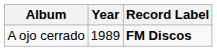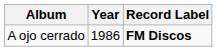(105, 35) 1989 -> (105, 35) 1986
